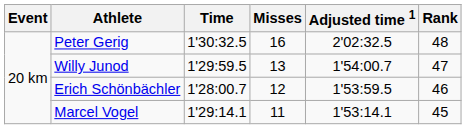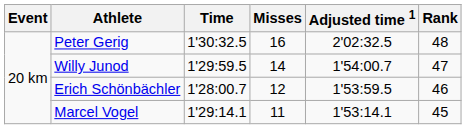(278, 66) 13 -> (278, 66) 14
